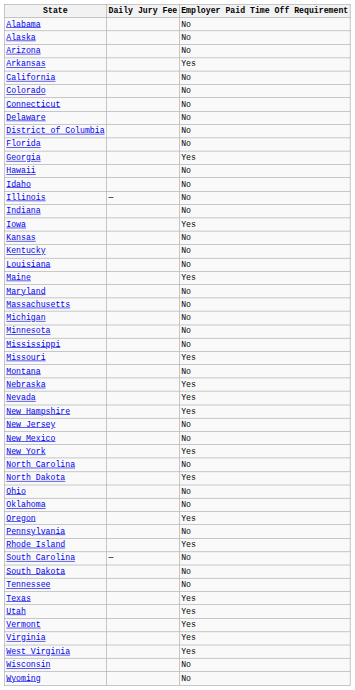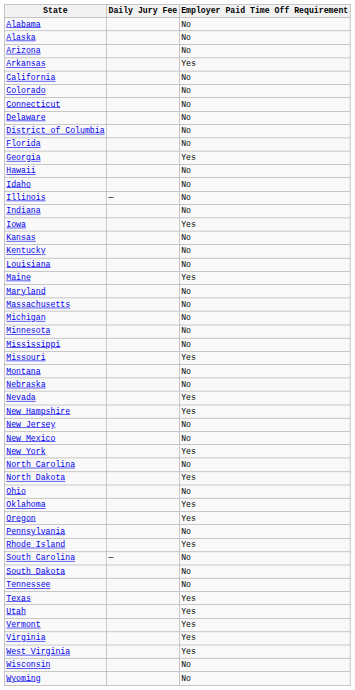(189, 385) Yes -> (186, 385) No
(186, 505) No -> (189, 505) Yes
